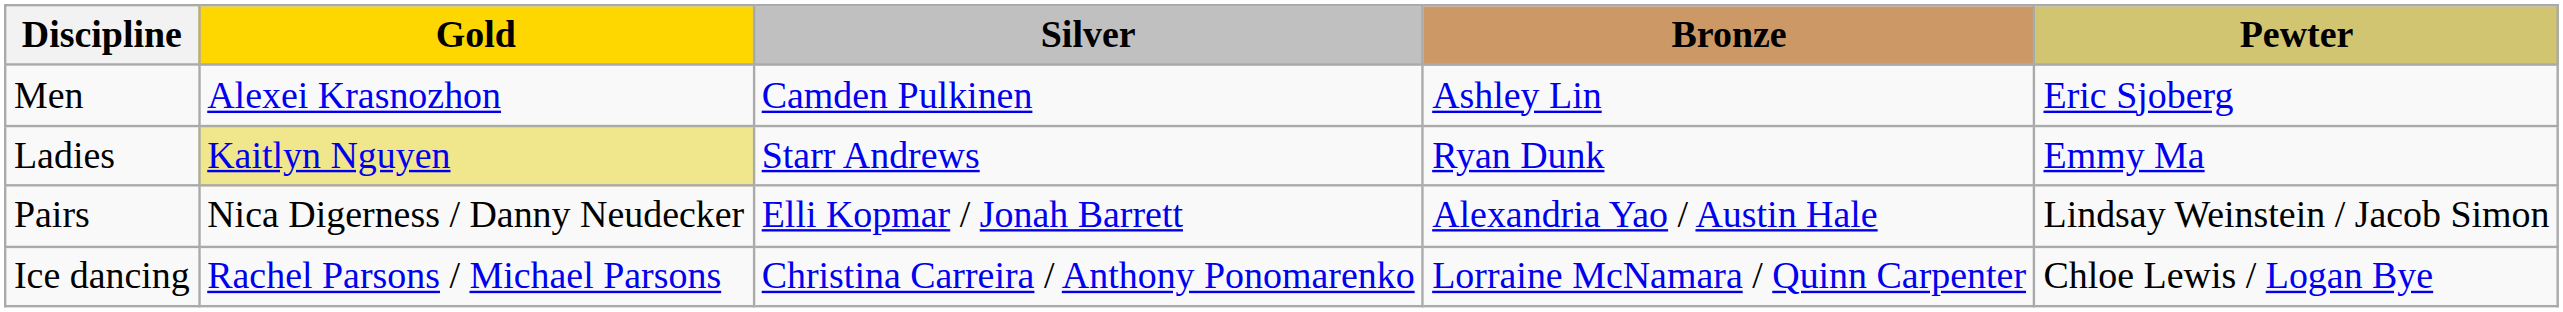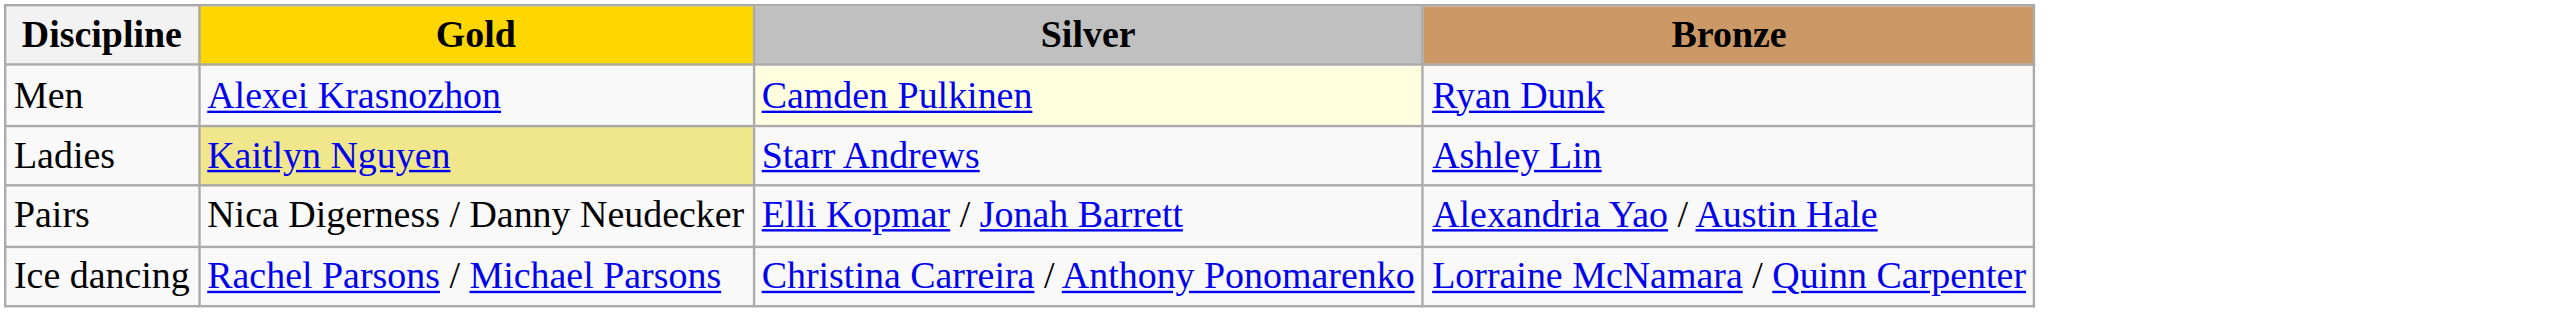- column: (2296, 34)
(897, 94) no background -> (897, 94) lightyellow background
(1517, 94) Ashley Lin -> (1518, 94) Ryan Dunk
(1518, 154) Ryan Dunk -> (1517, 154) Ashley Lin
